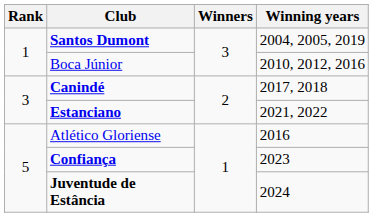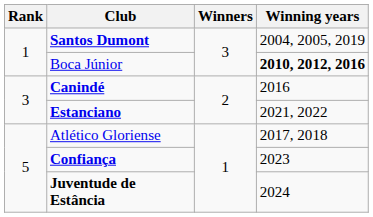(312, 64) normal -> (312, 64) bold
(294, 87) 2017, 2018 -> (275, 87) 2016
(275, 135) 2016 -> (294, 135) 2017, 2018
